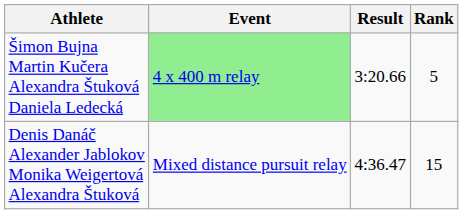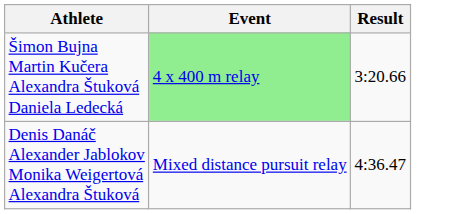- column: (434, 18)
